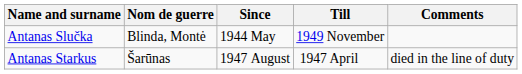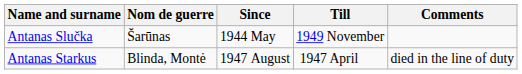(166, 36) Blinda, Montė -> (149, 36) Šarūnas
(149, 58) Šarūnas -> (166, 58) Blinda, Montė
